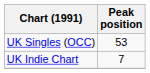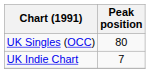(121, 42) 53 -> (121, 42) 80
